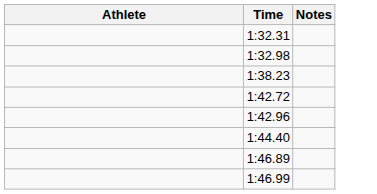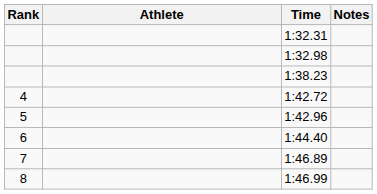+ column: (23, 14)
